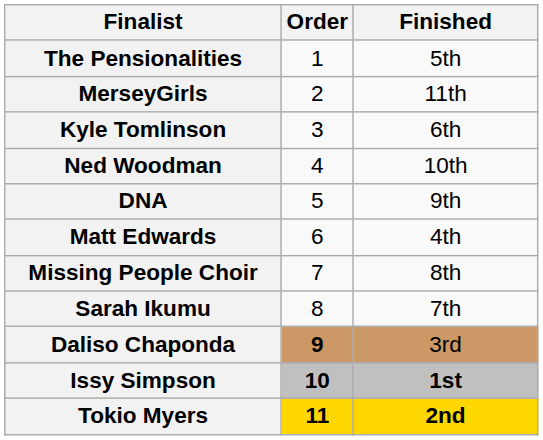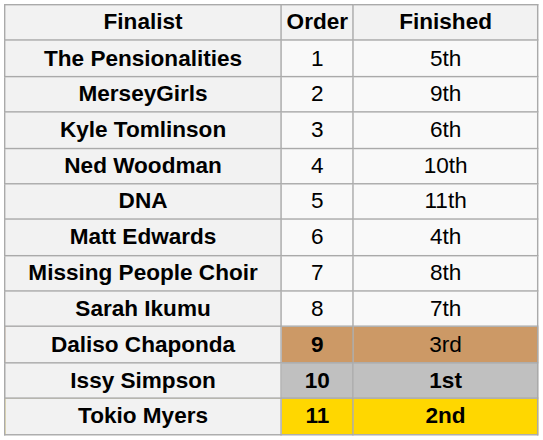(446, 93) 11th -> (446, 93) 9th
(446, 201) 9th -> (446, 201) 11th
